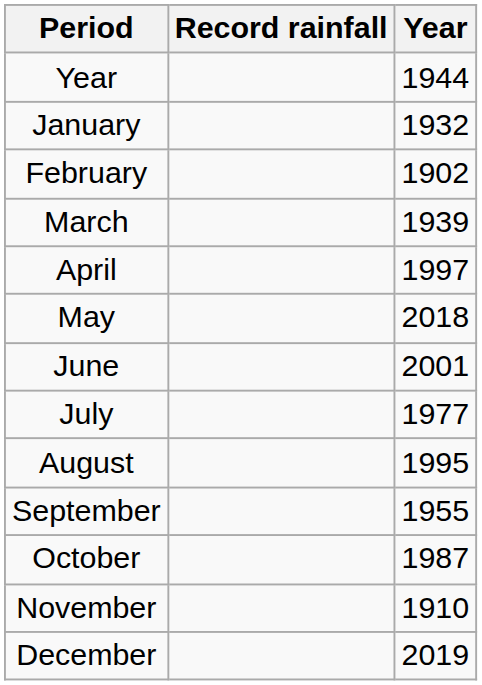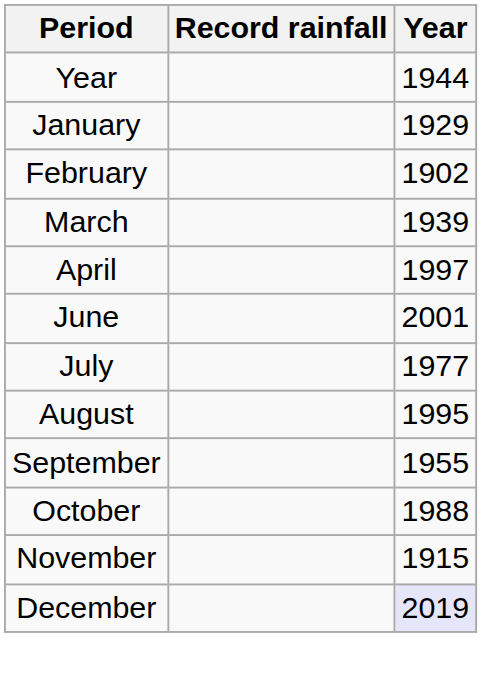(435, 125) 1932 -> (435, 125) 1929
- row: (86, 317)
(435, 558) 1987 -> (435, 510) 1988
(435, 607) 1910 -> (435, 558) 1915
(435, 655) no background -> (435, 607) lavender background
